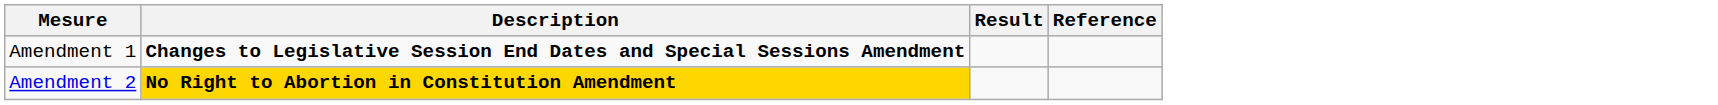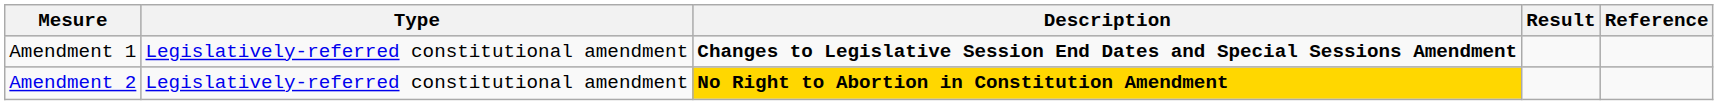+ column: (417, 20)
